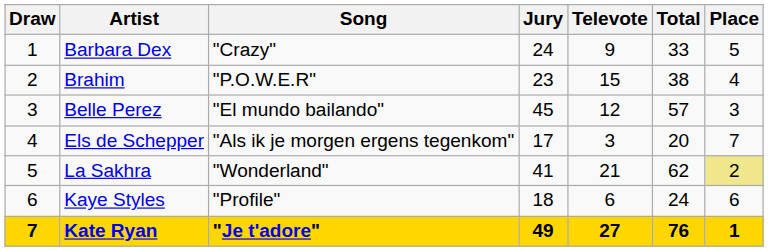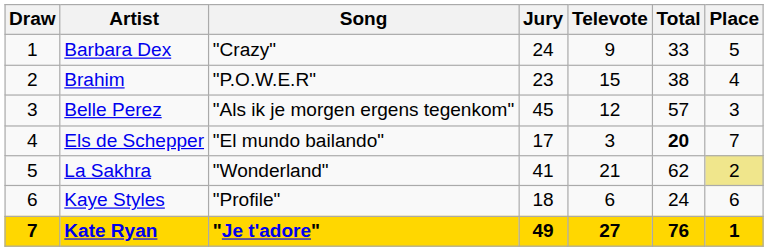(298, 110) "El mundo bailando" -> (363, 110) "Als ik je morgen ergens tegenkom"
(363, 140) "Als ik je morgen ergens tegenkom" -> (298, 140) "El mundo bailando"
(679, 140) normal -> (679, 140) bold
